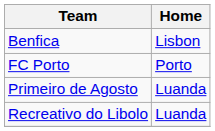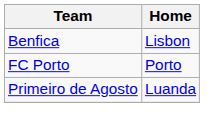- row: (78, 114)
